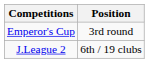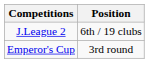rows swapped: (41, 49) <-> (41, 31)
